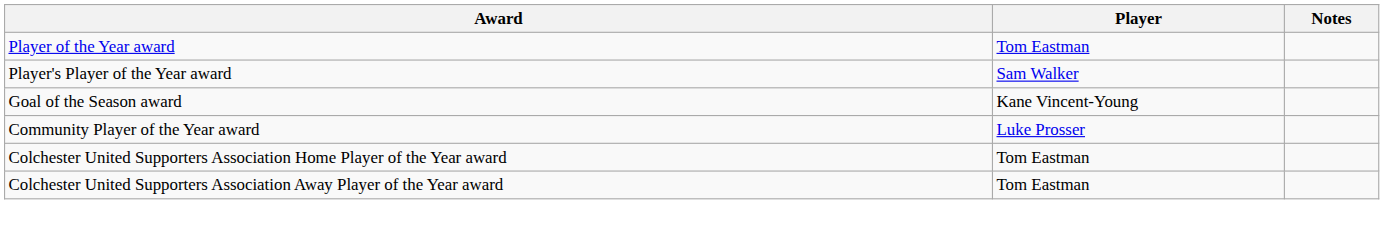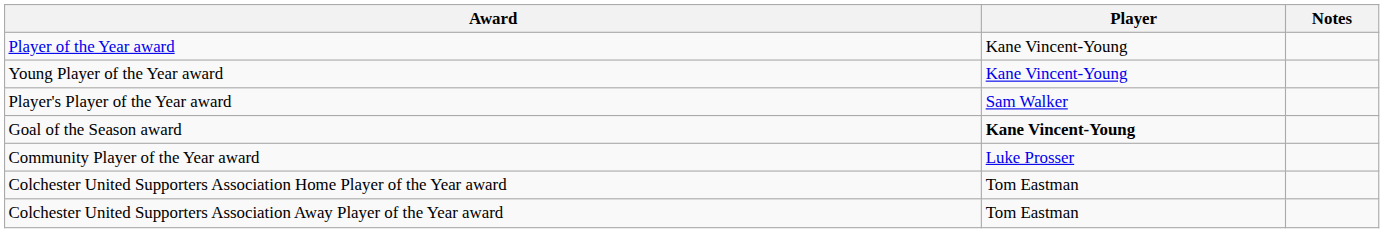(1043, 46) Tom Eastman -> (1057, 46) Kane Vincent-Young
+ row: (116, 74)
(1067, 102) normal -> (1060, 129) bold
